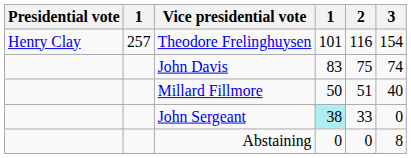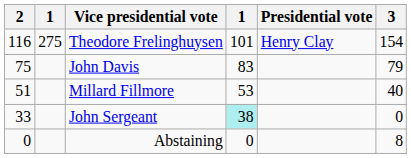columns swapped: (64, 16) <-> (361, 16)
(139, 41) 257 -> (50, 41) 275
(395, 66) 74 -> (395, 66) 79
(334, 91) 50 -> (246, 91) 53
